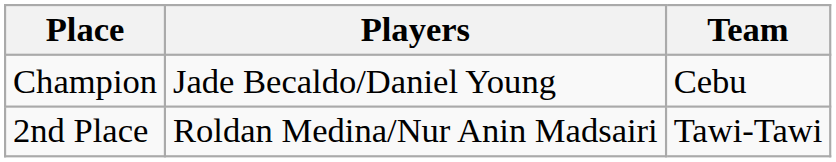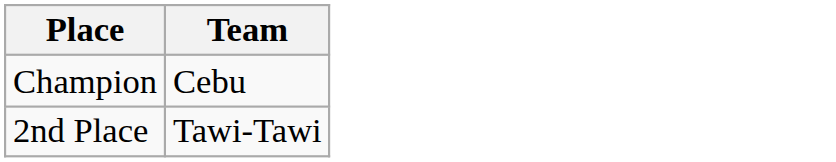- column: (415, 29)
